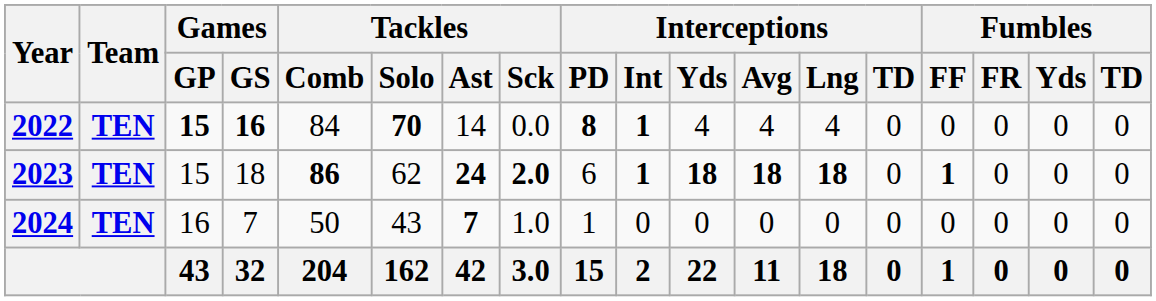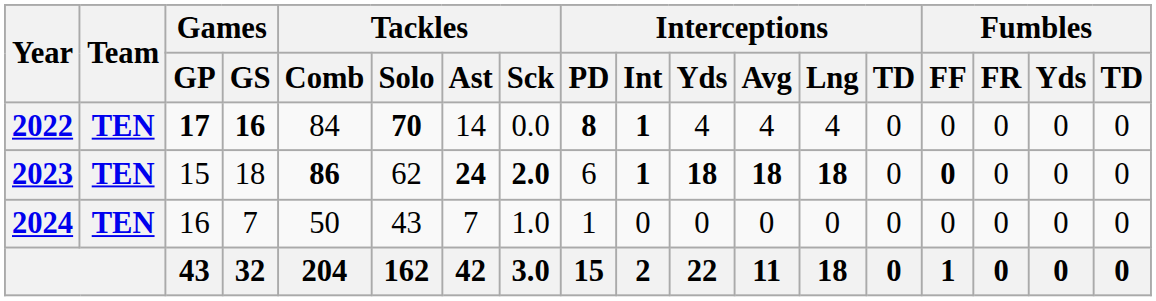(194, 125) 15 -> (194, 125) 17
(948, 174) 1 -> (948, 174) 0
(471, 222) bold -> (471, 222) normal
